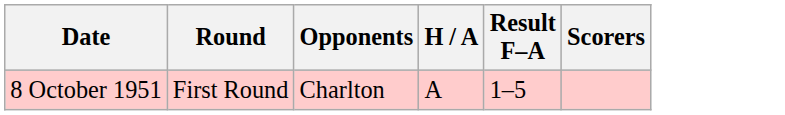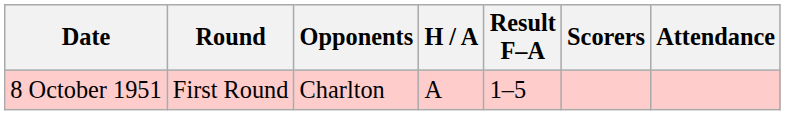+ column: (716, 37)
